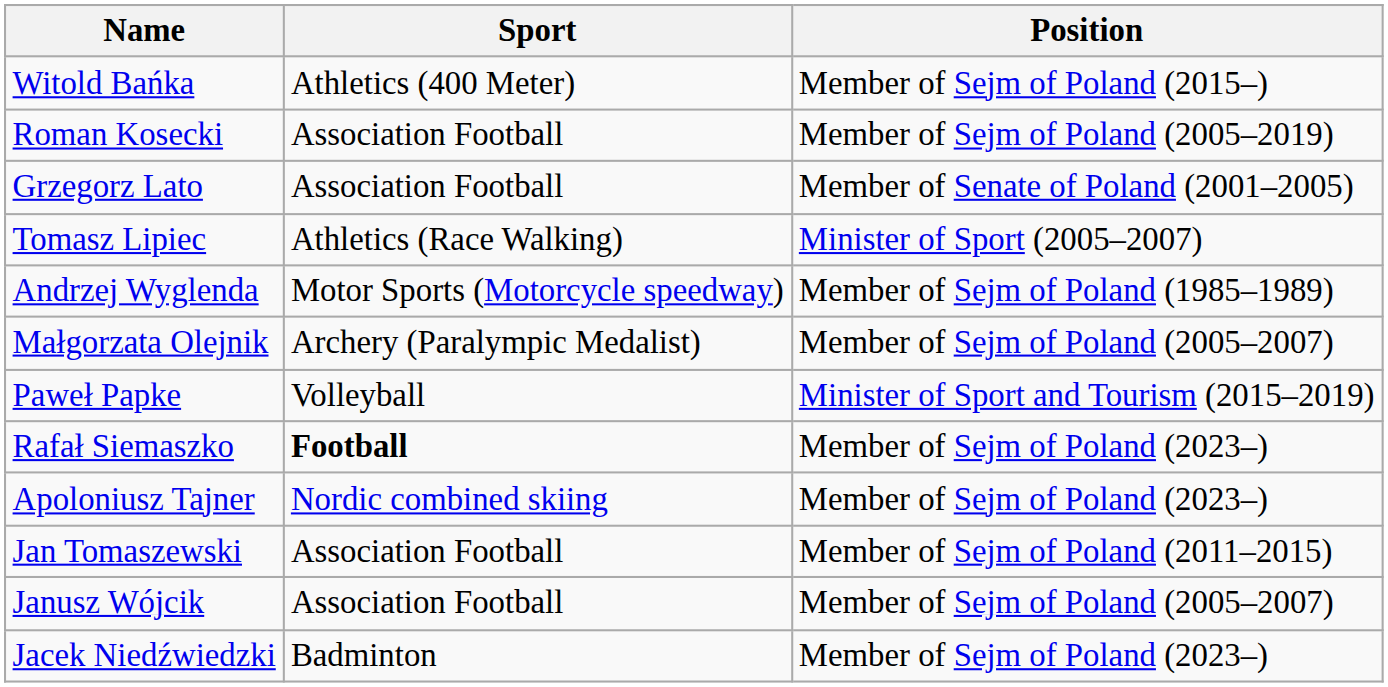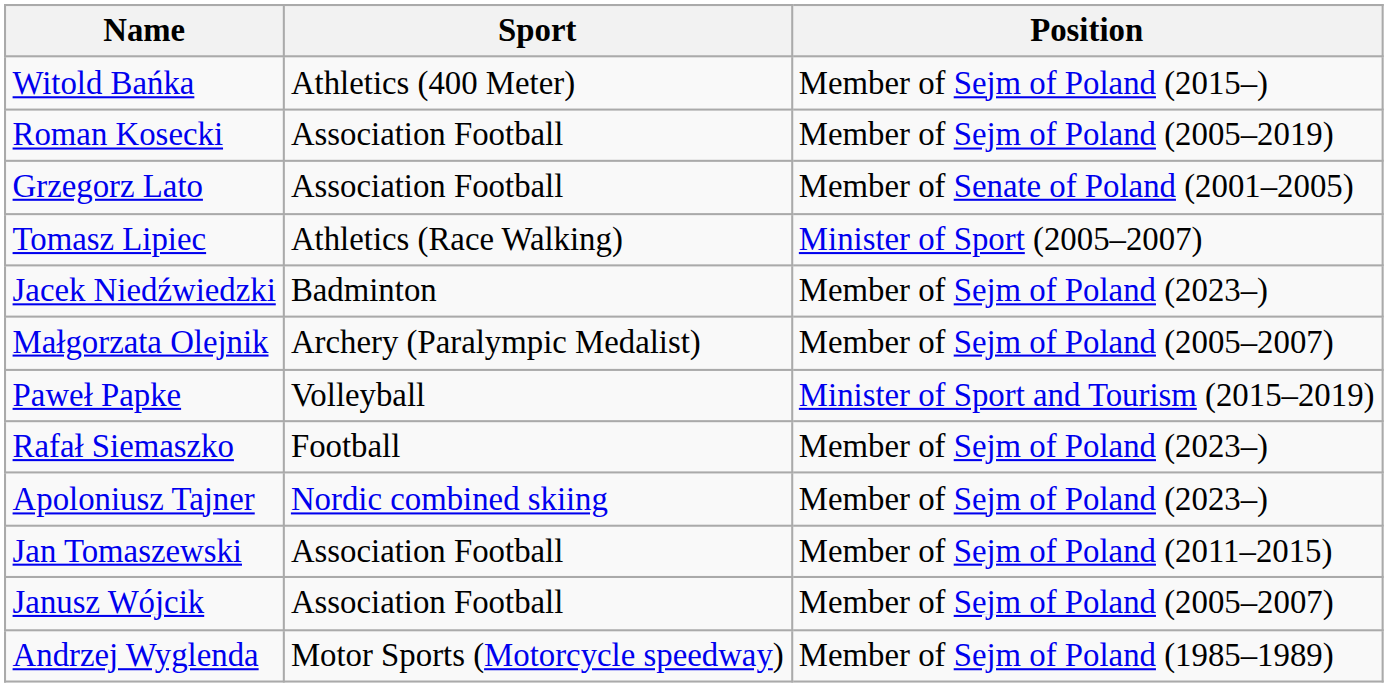rows swapped: (144, 654) <-> (136, 290)
(349, 446) bold -> (346, 446) normal
